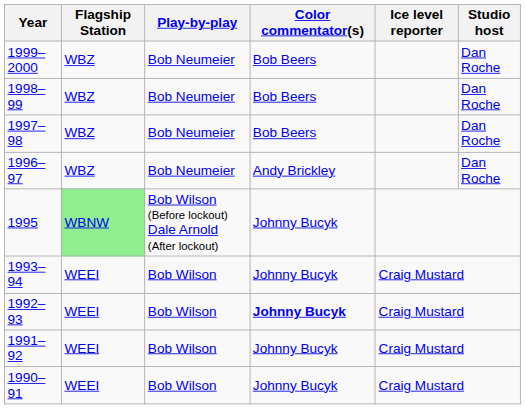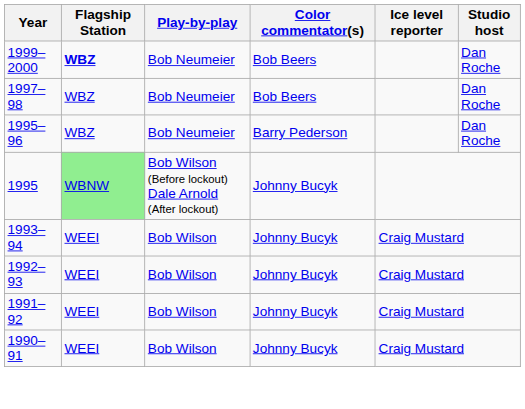(80, 59) normal -> (80, 59) bold
- row: (26, 96)
- row: (26, 170)
+ row: (26, 133)
(299, 311) bold -> (295, 274) normal
